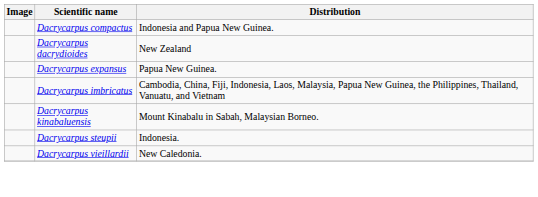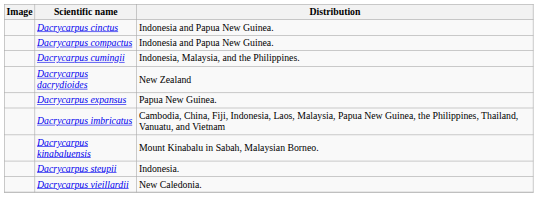+ row: (78, 27)
+ row: (81, 58)
